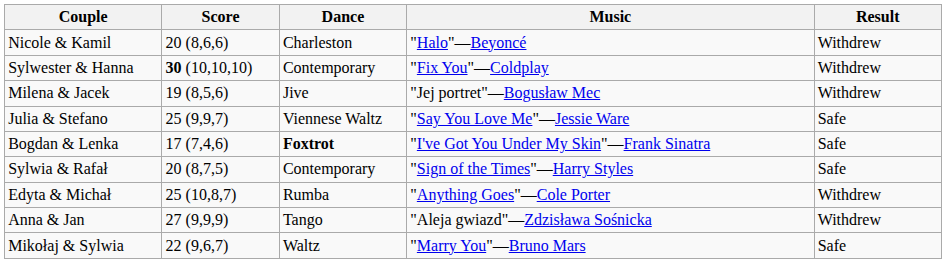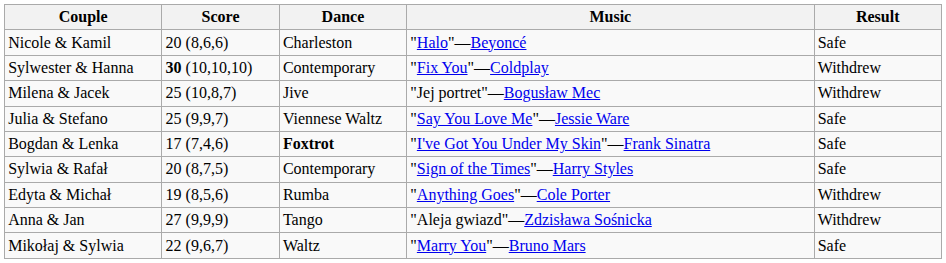(849, 42) Withdrew -> (832, 42) Safe
(197, 93) 19 (8,5,6) -> (201, 93) 25 (10,8,7)
(201, 194) 25 (10,8,7) -> (197, 194) 19 (8,5,6)
